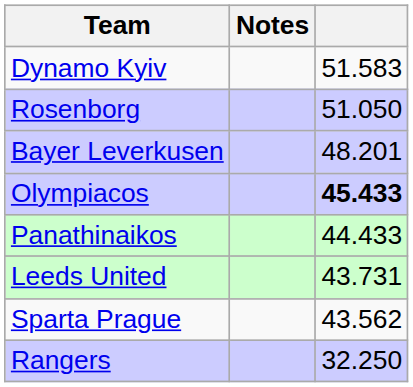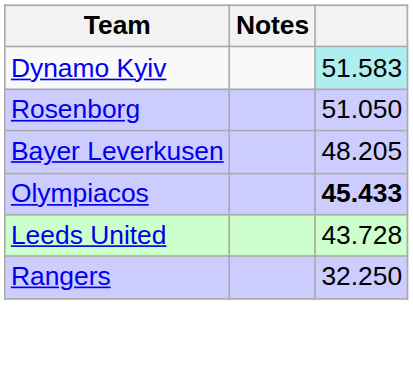(362, 67) no background -> (362, 67) paleturquoise background
(362, 151) 48.201 -> (362, 151) 48.205
- row: (94, 235)
(362, 277) 43.731 -> (362, 235) 43.728
- row: (96, 318)
